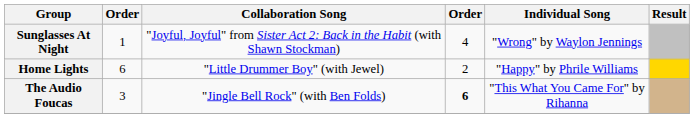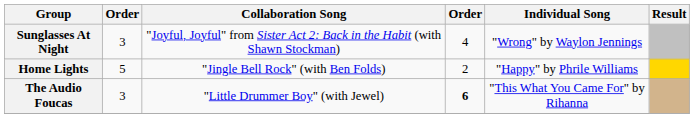(122, 41) 1 -> (122, 41) 3
(122, 68) 6 -> (122, 68) 5
(294, 68) "Little Drummer Boy" (with Jewel) -> (294, 68) "Jingle Bell Rock" (with Ben Folds)
(294, 95) "Jingle Bell Rock" (with Ben Folds) -> (294, 95) "Little Drummer Boy" (with Jewel)
